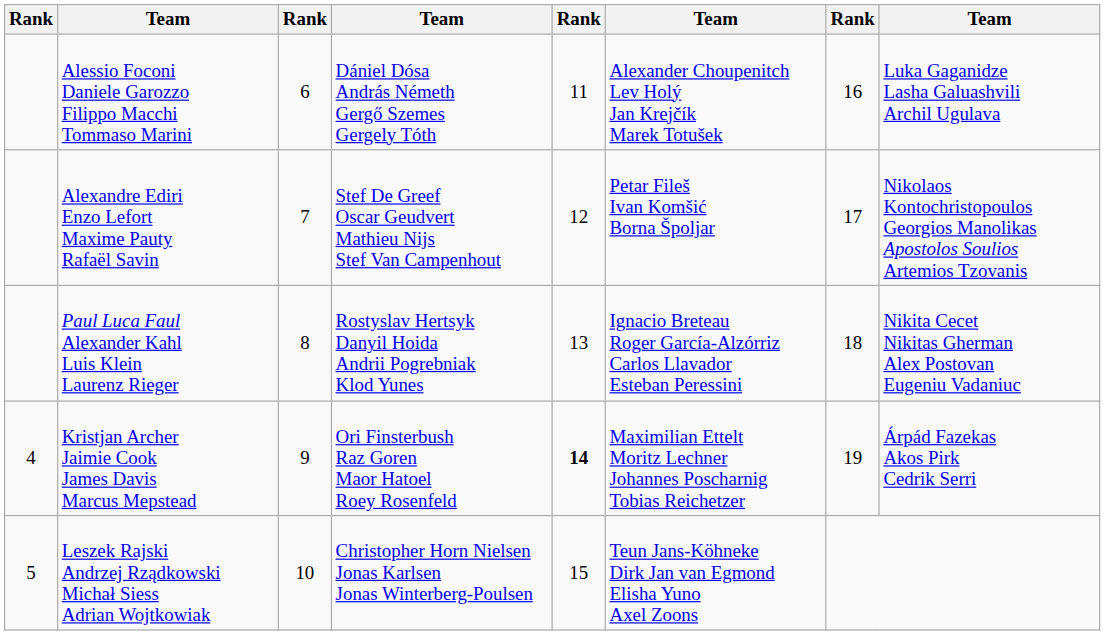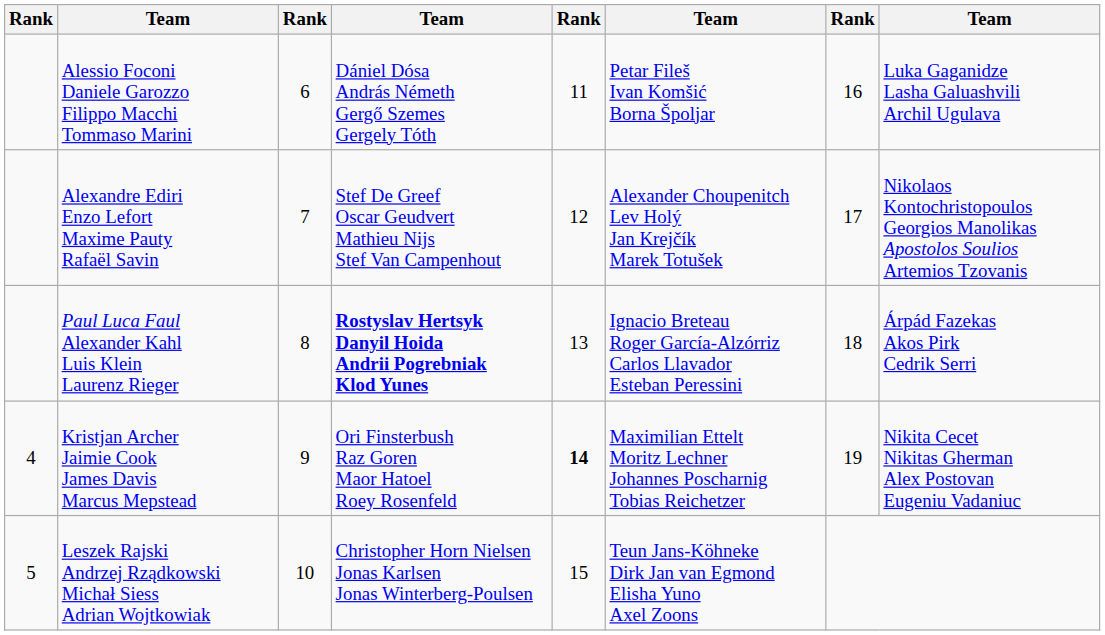(699, 102) Alexander Choupenitch Lev Holý Jan Krejčík Marek Totušek -> (662, 91) Petar Fileš Ivan Komšić Borna Špoljar
(662, 206) Petar Fileš Ivan Komšić Borna Špoljar -> (699, 228) Alexander Choupenitch Lev Holý Jan Krejčík Marek Totušek
(406, 353) normal -> (411, 353) bold
(952, 353) Nikita Cecet Nikitas Gherman Alex Postovan Eugeniu Vadaniuc -> (940, 342) Árpád Fazekas Akos Pirk Cedrik Serri
(940, 457) Árpád Fazekas Akos Pirk Cedrik Serri -> (952, 468) Nikita Cecet Nikitas Gherman Alex Postovan Eugeniu Vadaniuc
